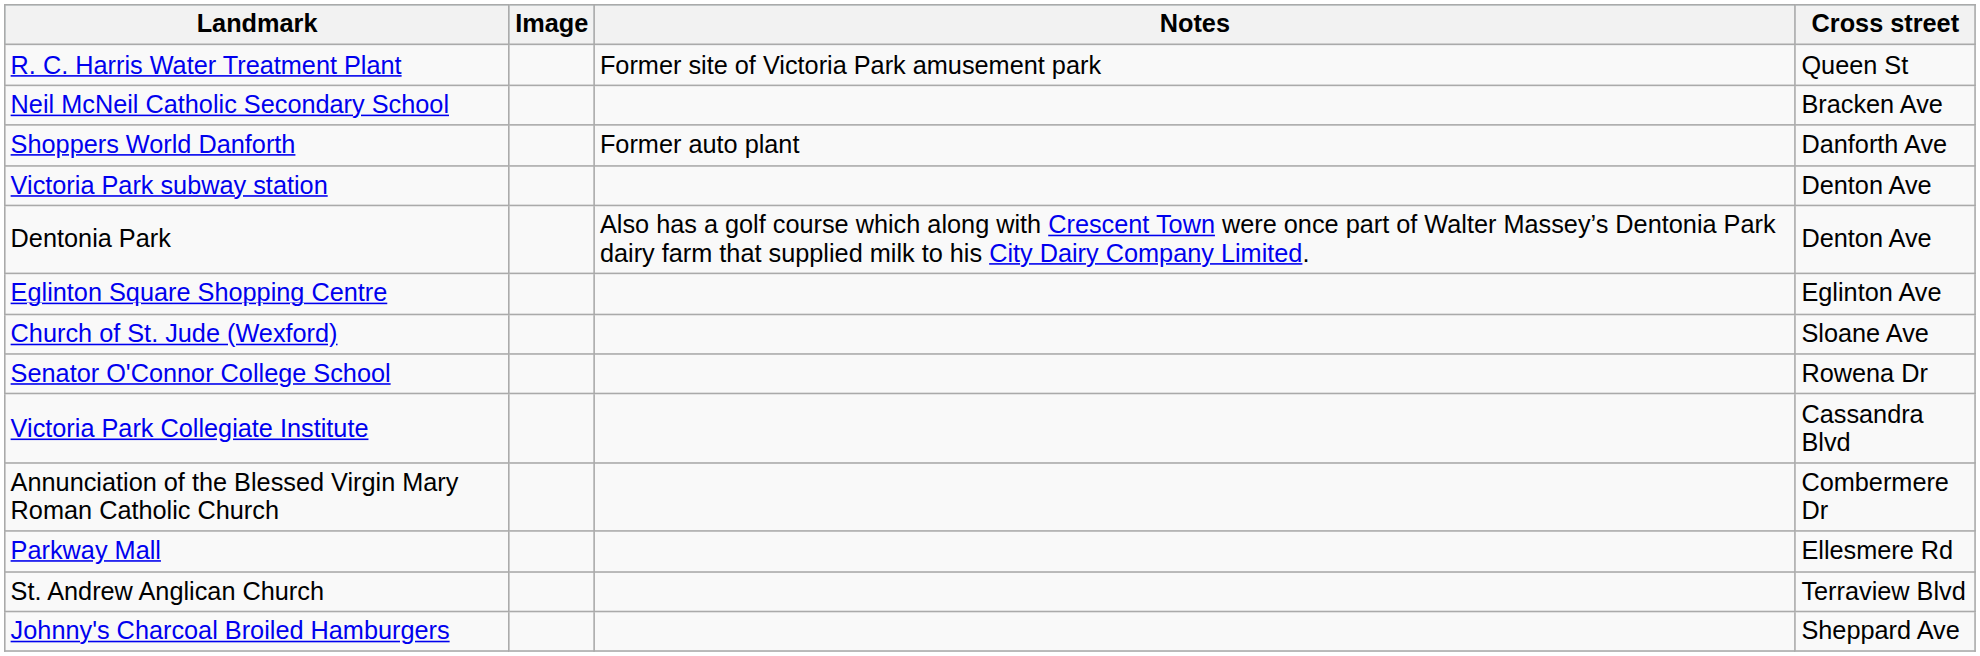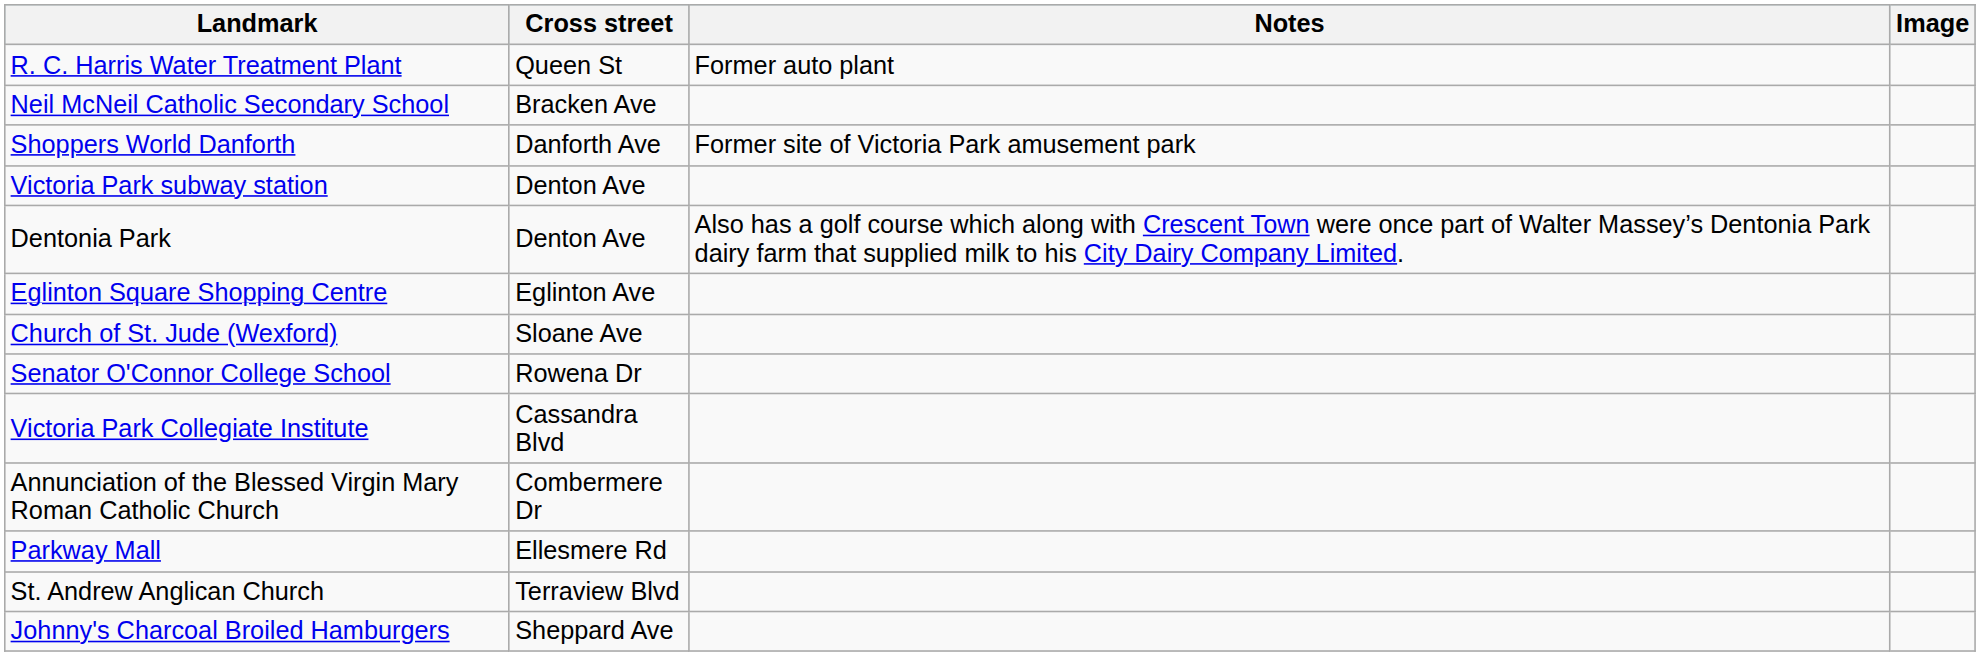columns swapped: (1885, 24) <-> (552, 24)
(850, 64) Former site of Victoria Park amusement park -> (794, 64) Former auto plant
(700, 144) Former auto plant -> (945, 144) Former site of Victoria Park amusement park
